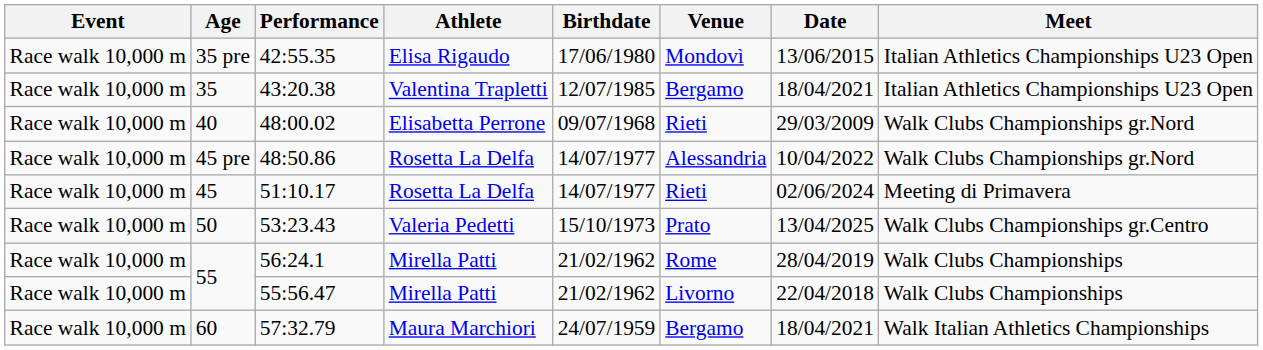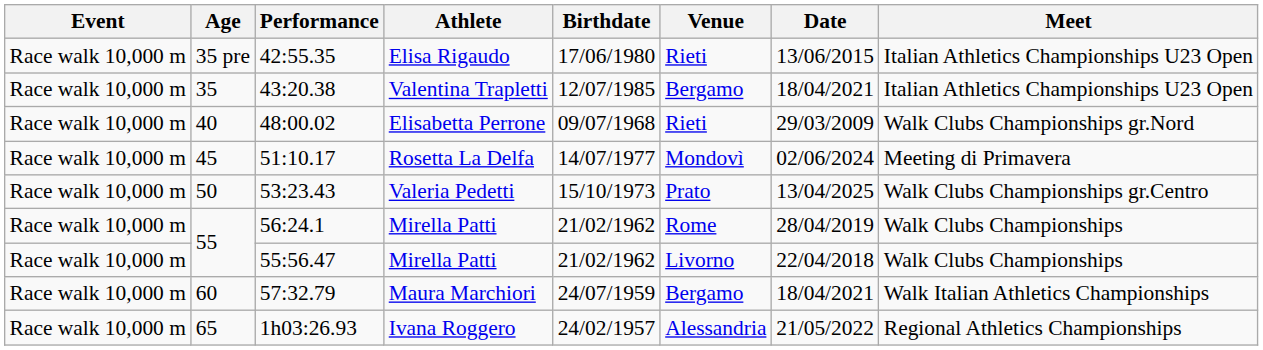(704, 55) Mondovì -> (686, 55) Rieti
- row: (298, 157)
(686, 191) Rieti -> (704, 157) Mondovì
+ row: (308, 327)
